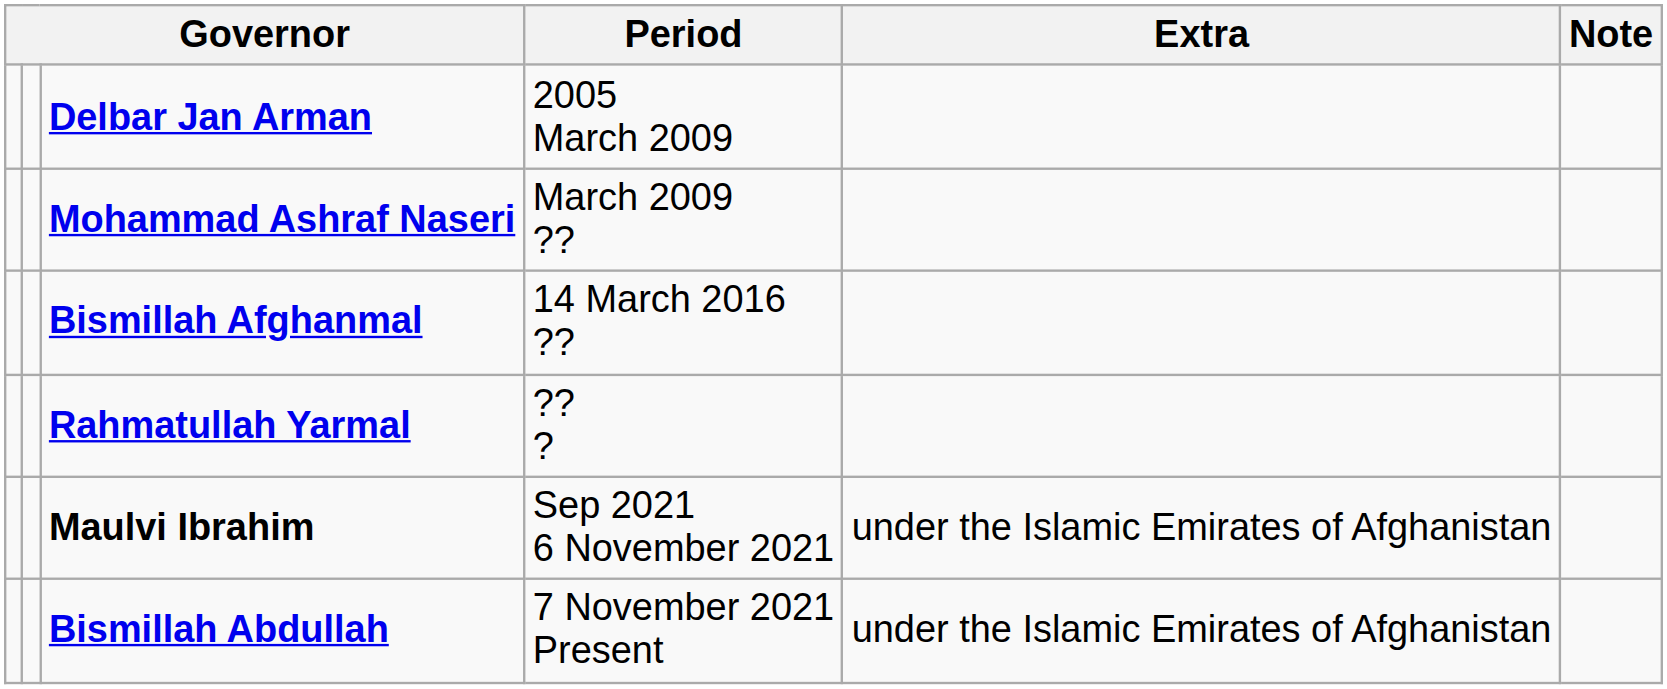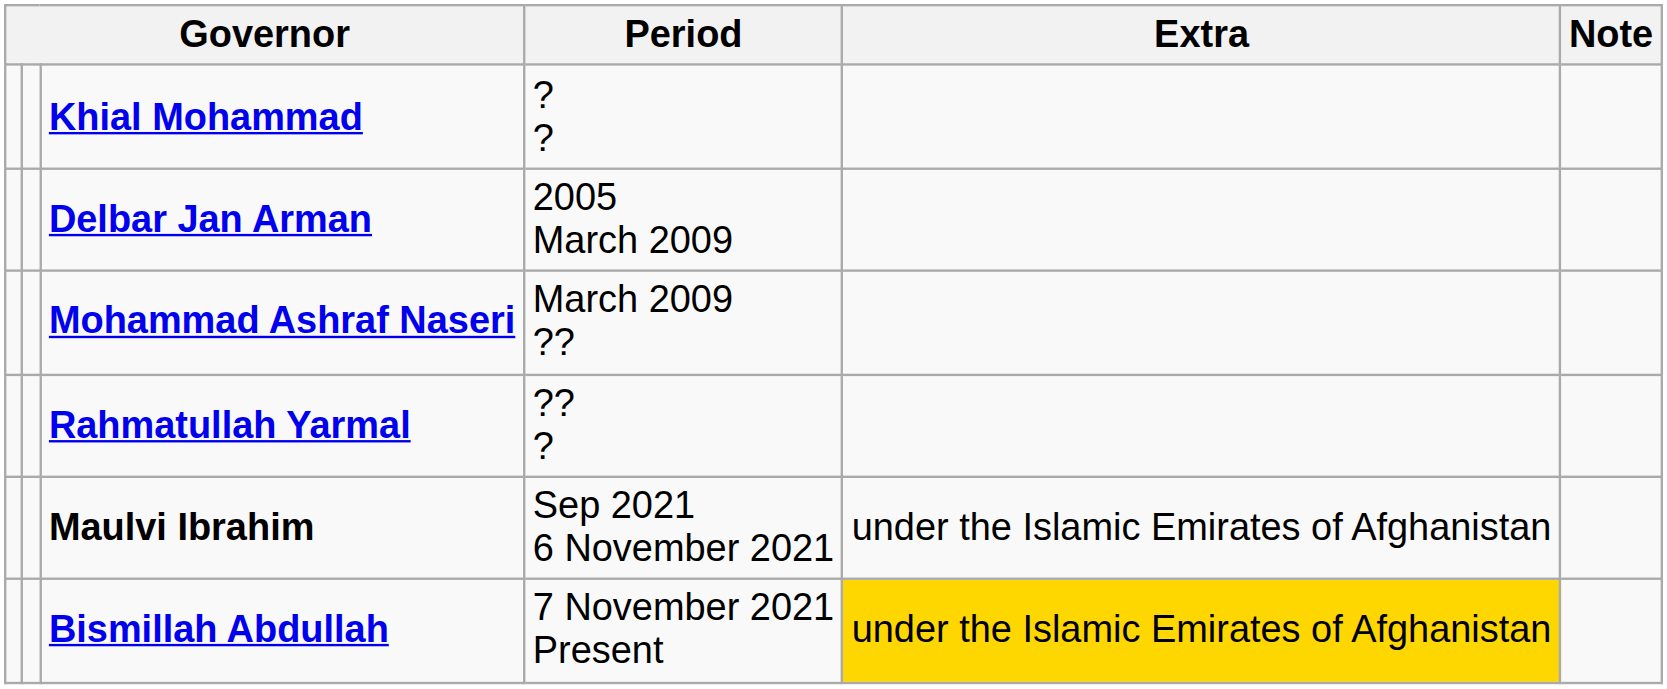+ row: (206, 116)
- row: (236, 321)
(1202, 630) no background -> (1202, 630) gold background
